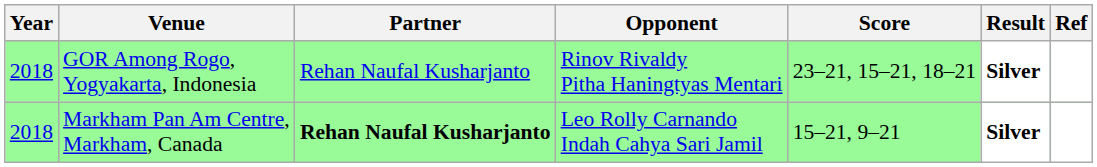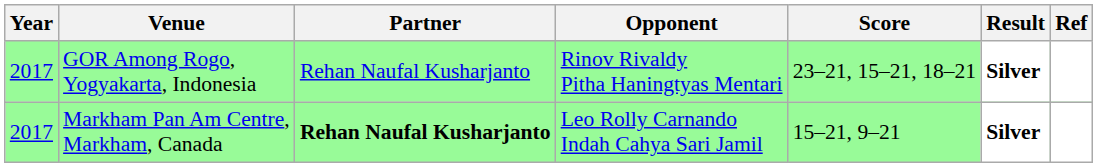(31, 71) 2018 -> (31, 71) 2017
(31, 132) 2018 -> (31, 132) 2017
